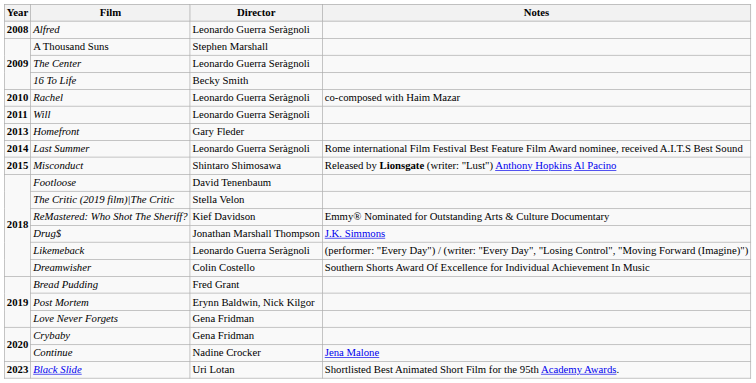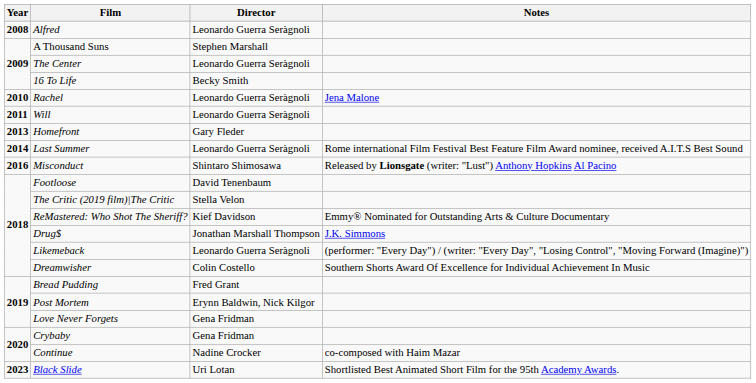(392, 98) co-composed with Haim Mazar -> (352, 98) Jena Malone
(18, 166) 2015 -> (18, 166) 2016
(352, 353) Jena Malone -> (392, 353) co-composed with Haim Mazar
